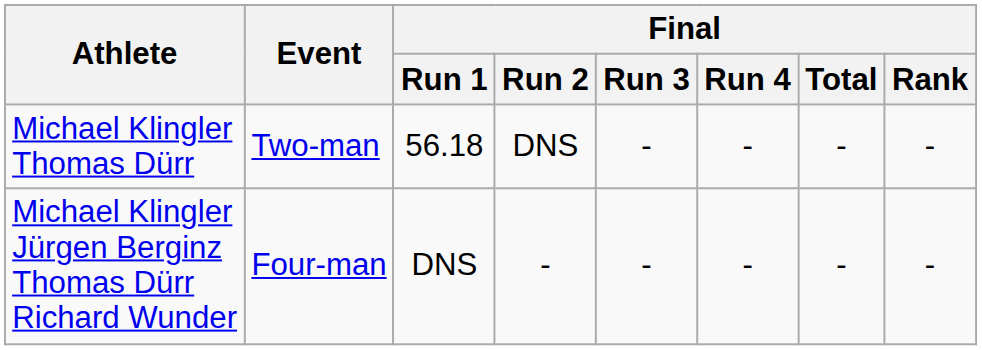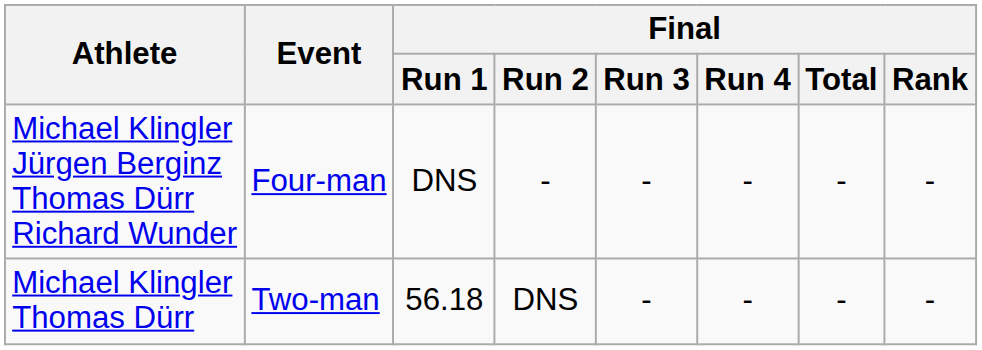rows swapped: (122, 145) <-> (125, 265)
